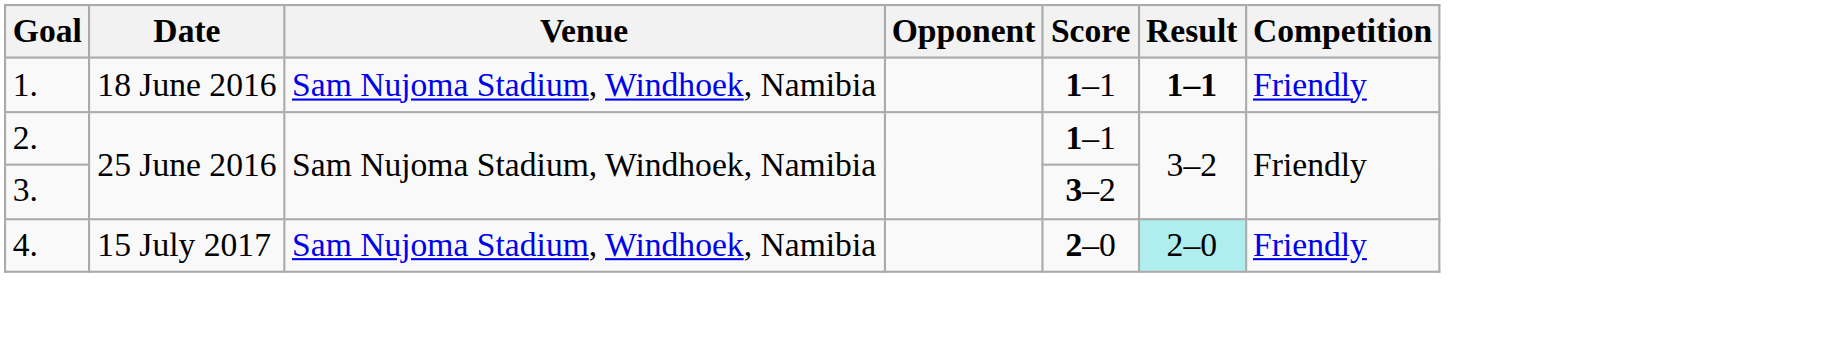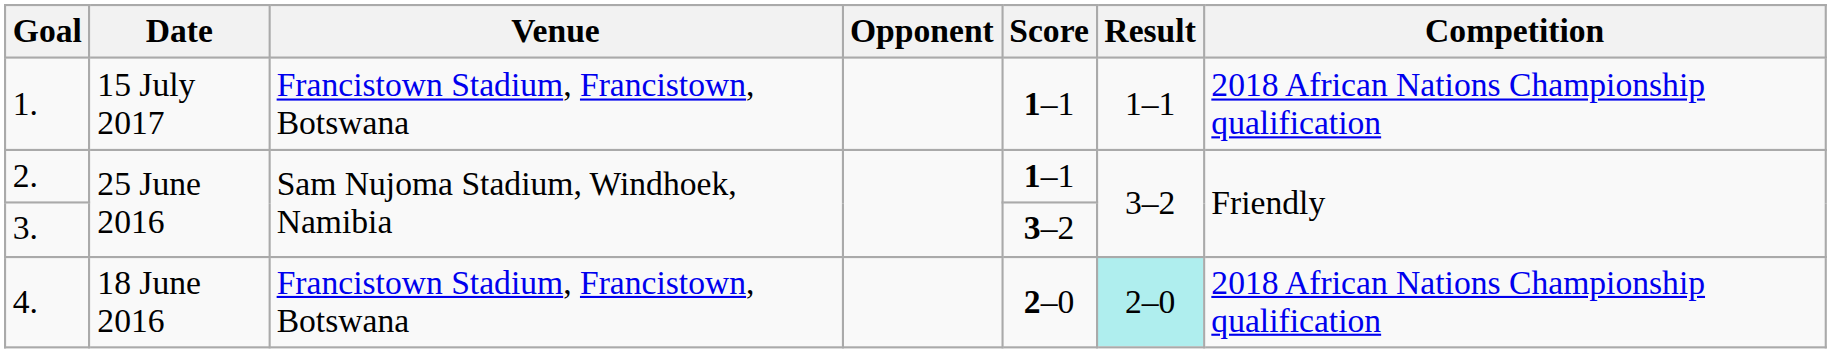(187, 84) 18 June 2016 -> (146, 103) 15 July 2017
(584, 84) Sam Nujoma Stadium, Windhoek, Namibia -> (516, 103) Francistown Stadium, Francistown, Botswana
(1192, 84) bold -> (1150, 103) normal
(1310, 84) Friendly -> (1458, 103) 2018 African Nations Championship qualification
(184, 244) 15 July 2017 -> (149, 300) 18 June 2016
(584, 244) Sam Nujoma Stadium, Windhoek, Namibia -> (516, 300) Francistown Stadium, Francistown, Botswana
(1310, 244) Friendly -> (1458, 300) 2018 African Nations Championship qualification
